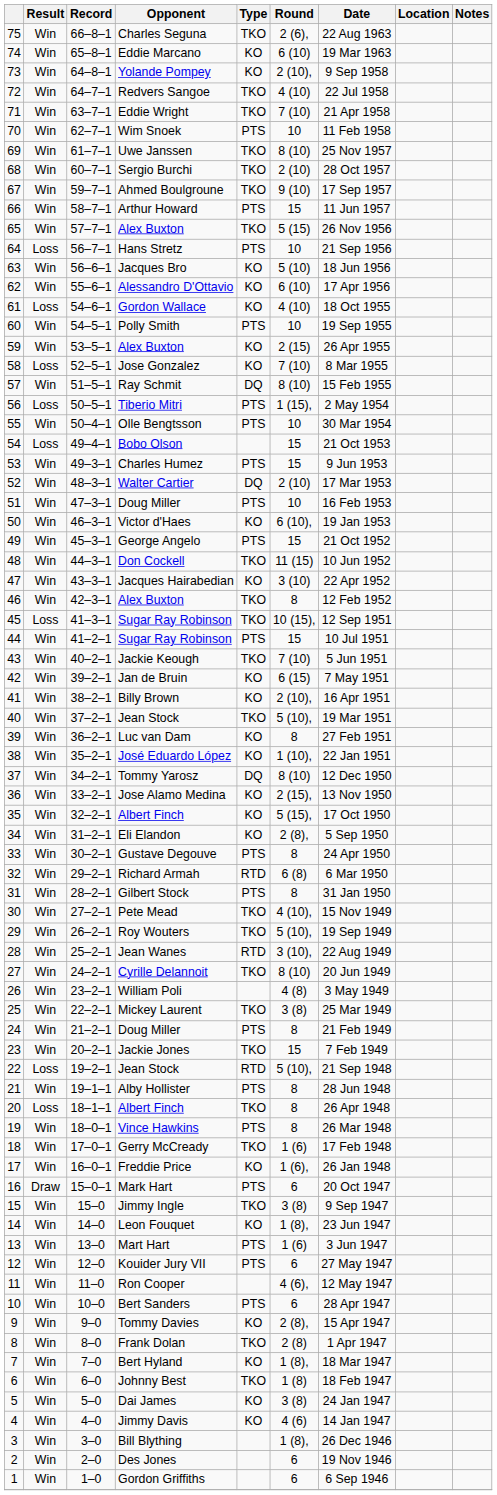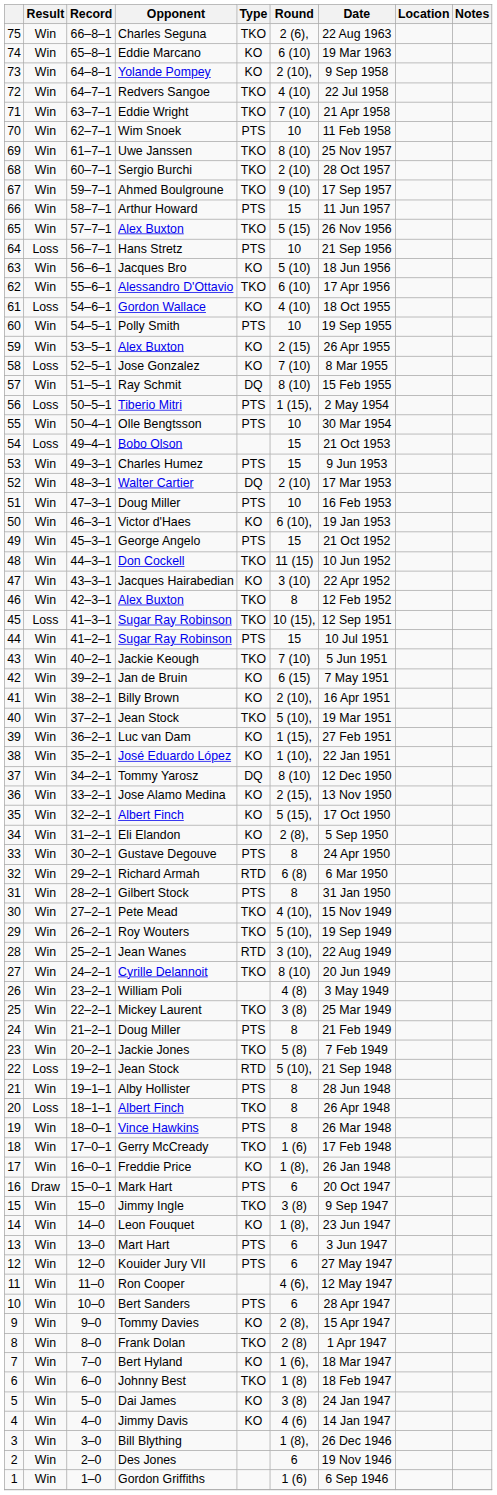(253, 287) KO -> (253, 287) TKO
(294, 737) 8 -> (294, 737) 1 (15),
(294, 1049) 15 -> (294, 1049) 5 (8)
(294, 1167) 1 (6), -> (294, 1167) 1 (8),
(294, 1245) 1 (6) -> (294, 1245) 6
(294, 1362) 1 (8), -> (294, 1362) 1 (6),
(294, 1479) 6 -> (294, 1479) 1 (6)
